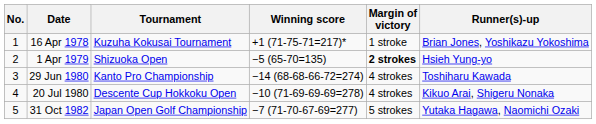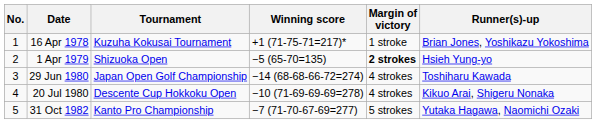(154, 76) Kanto Pro Championship -> (170, 76) Japan Open Golf Championship
(170, 111) Japan Open Golf Championship -> (154, 111) Kanto Pro Championship
